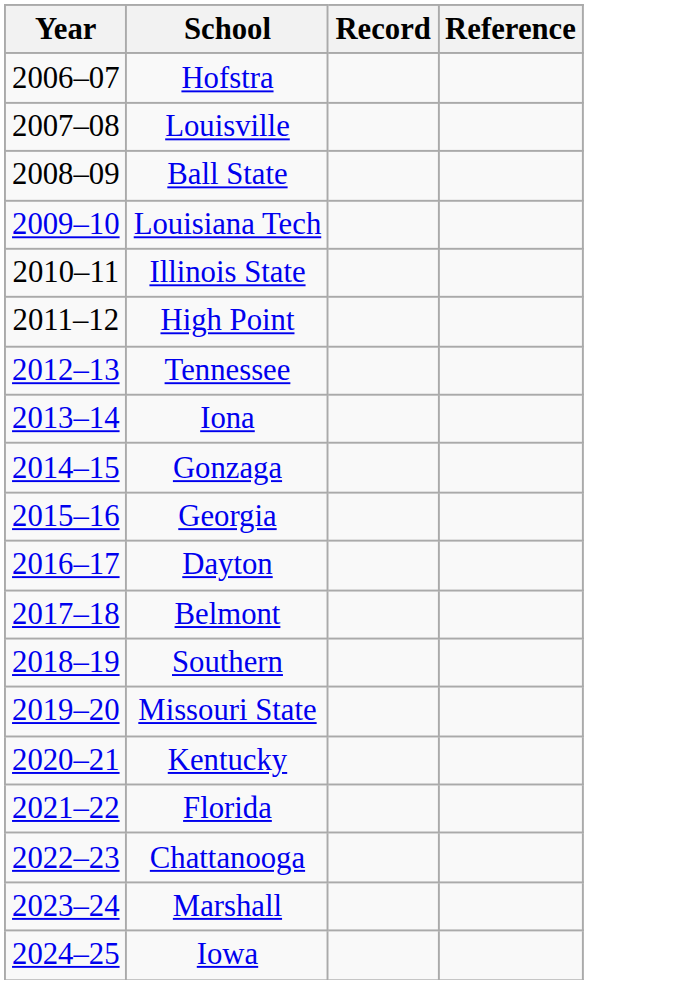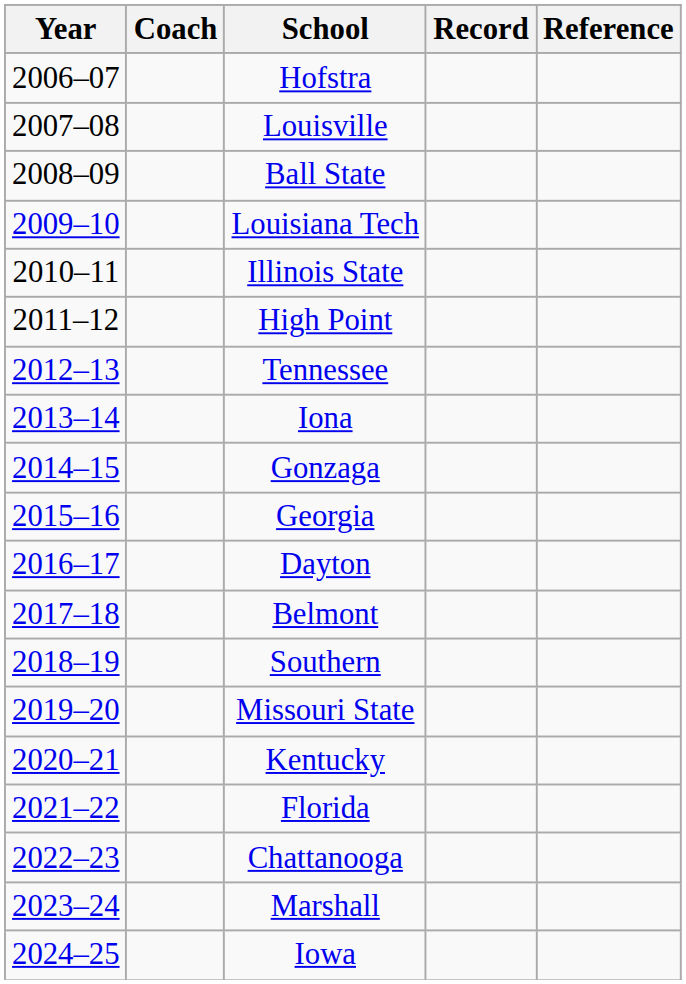+ column: (176, 28)
